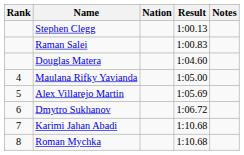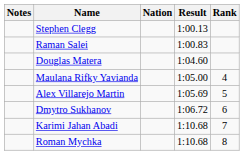columns swapped: (19, 12) <-> (224, 12)
